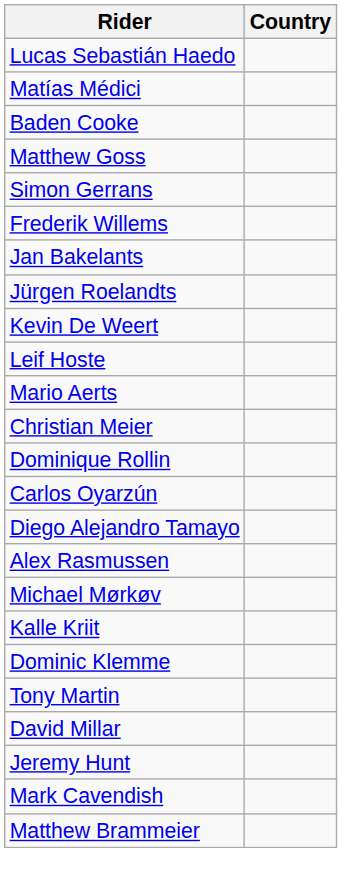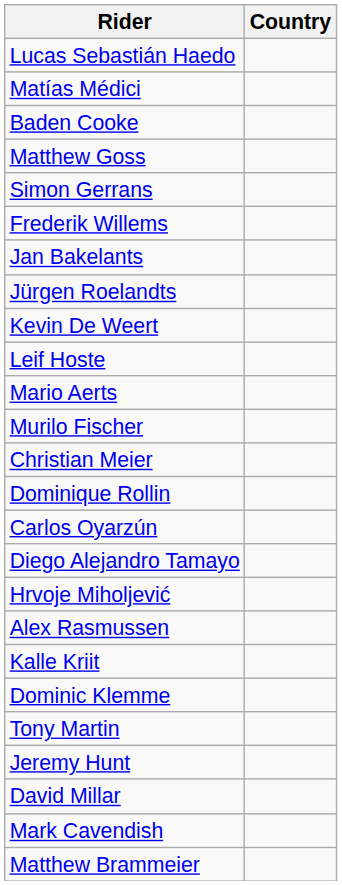+ row: (76, 426)
+ row: (90, 594)
- row: (85, 594)
rows swapped: (65, 729) <-> (70, 763)
